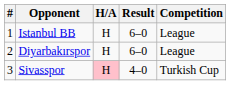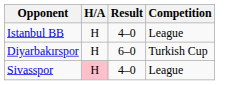- column: (10, 13)
(138, 32) 6–0 -> (127, 32) 4–0
(177, 51) League -> (178, 51) Turkish Cup
(189, 70) Turkish Cup -> (166, 70) League
